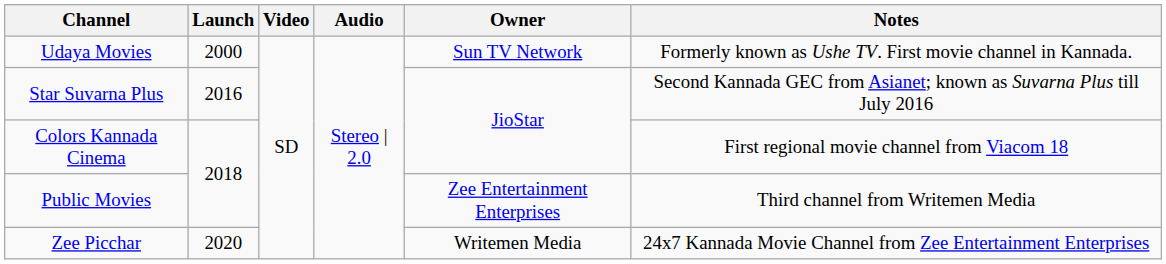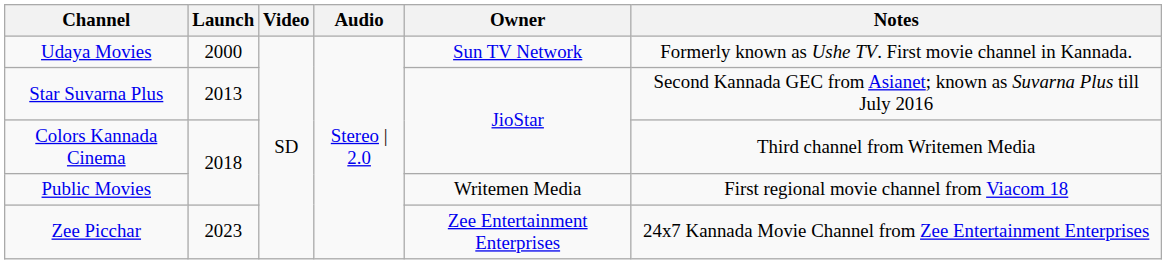(223, 93) 2016 -> (223, 93) 2013
(896, 147) First regional movie channel from Viacom 18 -> (896, 147) Third channel from Writemen Media
(518, 200) Zee Entertainment Enterprises -> (518, 189) Writemen Media
(896, 200) Third channel from Writemen Media -> (896, 189) First regional movie channel from Viacom 18
(223, 242) 2020 -> (223, 231) 2023
(518, 242) Writemen Media -> (518, 231) Zee Entertainment Enterprises
